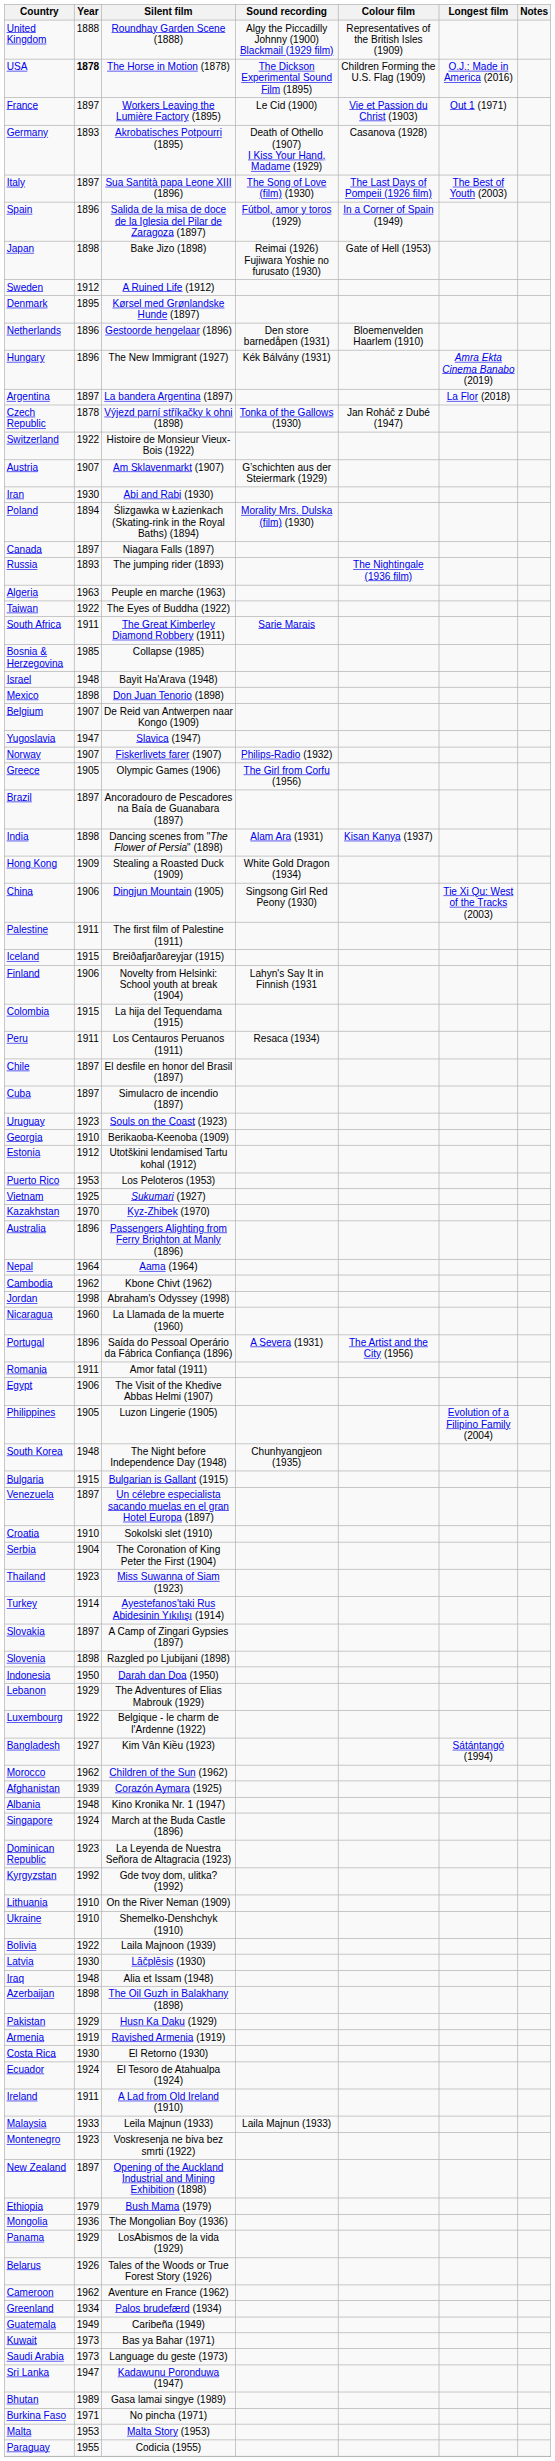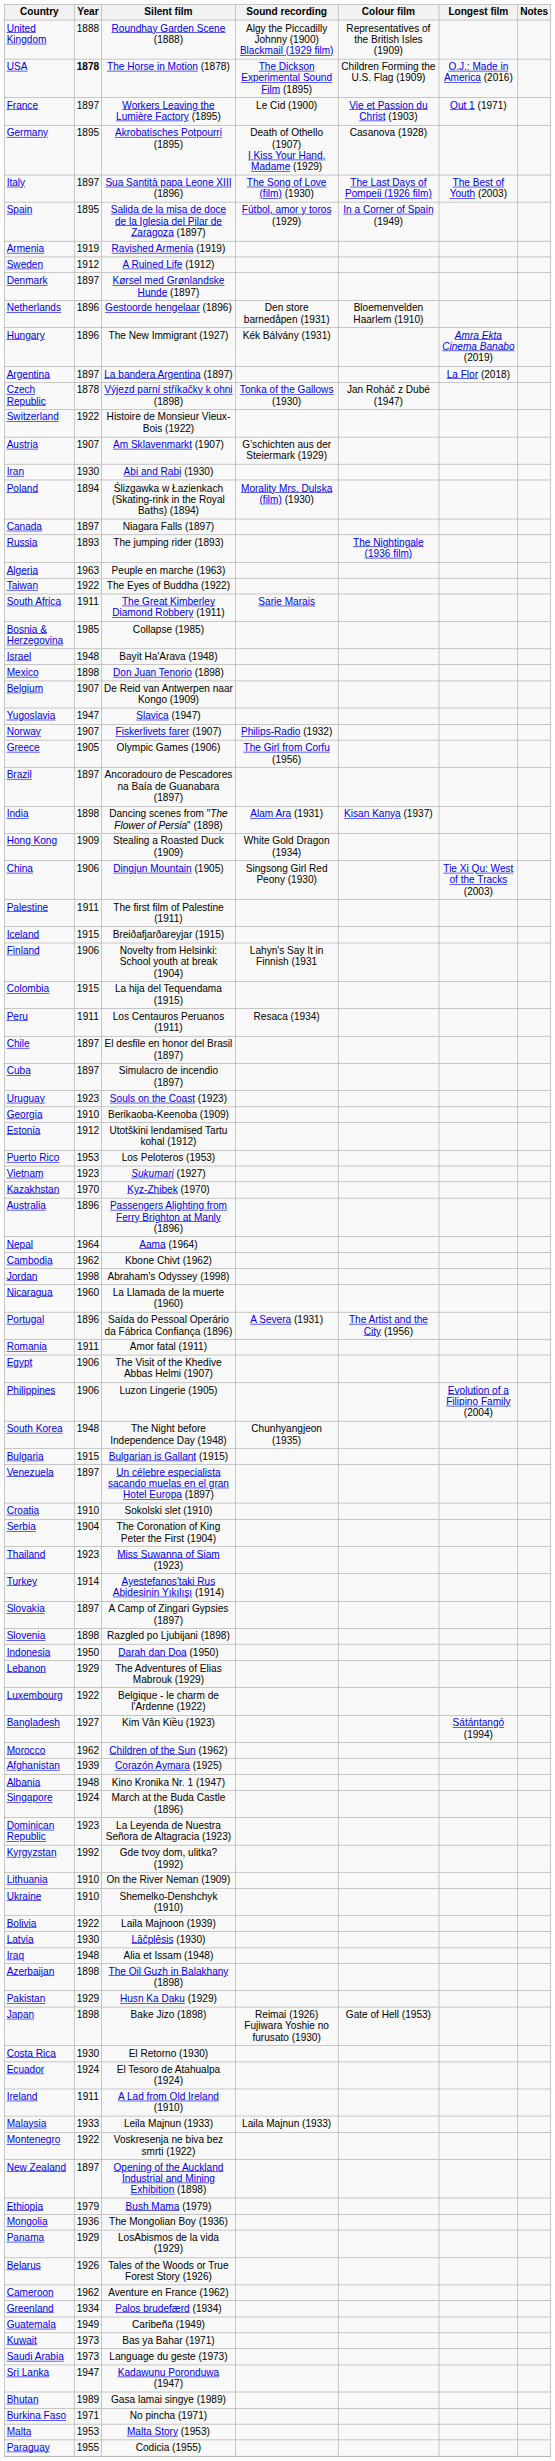(88, 133) 1893 -> (88, 133) 1895
(88, 210) 1896 -> (88, 210) 1895
rows swapped: (20, 249) <-> (25, 2037)
(88, 303) 1895 -> (88, 281) 1897
(88, 1196) 1925 -> (88, 1174) 1923
(88, 1413) 1905 -> (88, 1390) 1906
(88, 2140) 1923 -> (88, 2140) 1922
